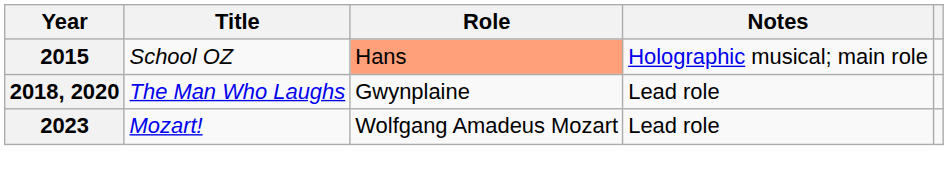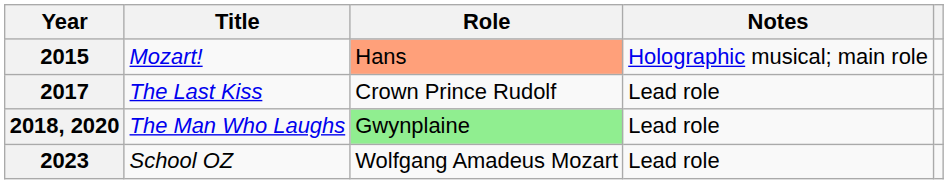(181, 56) School OZ -> (166, 56) Mozart!
+ row: (65, 91)
(413, 91) no background -> (413, 126) lightgreen background
(166, 126) Mozart! -> (181, 160) School OZ
